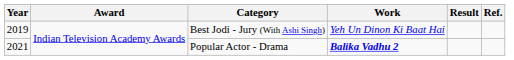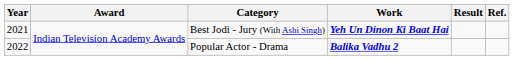(18, 30) 2019 -> (18, 30) 2021
(387, 30) normal -> (389, 30) bold
(18, 47) 2021 -> (18, 47) 2022
